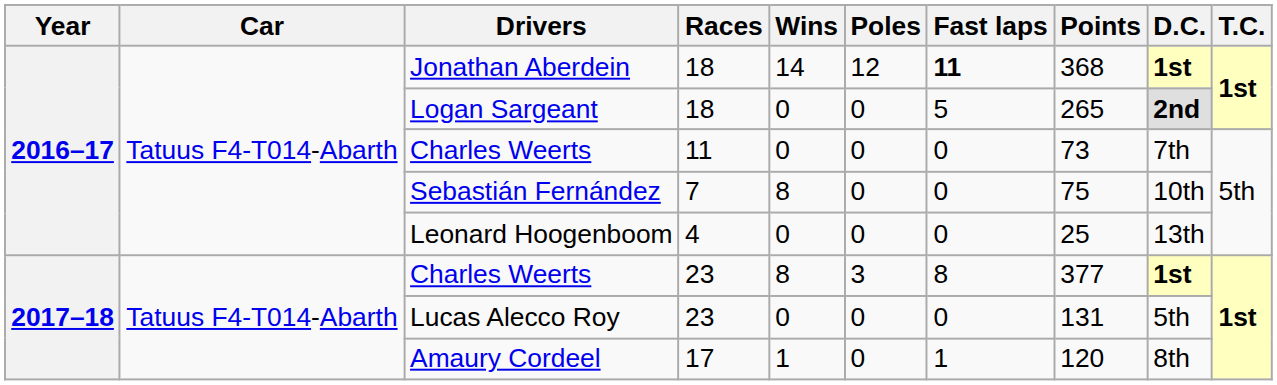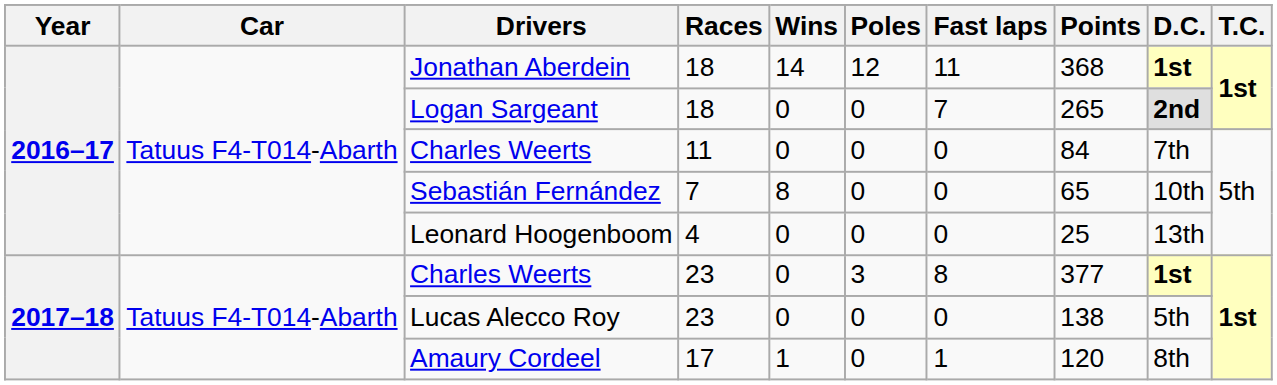(947, 67) bold -> (947, 67) normal
(941, 109) 5 -> (941, 109) 7
(1075, 150) 73 -> (1075, 150) 84
(1075, 192) 75 -> (1075, 192) 65
(783, 275) 8 -> (783, 275) 0
(1082, 316) 131 -> (1082, 316) 138
